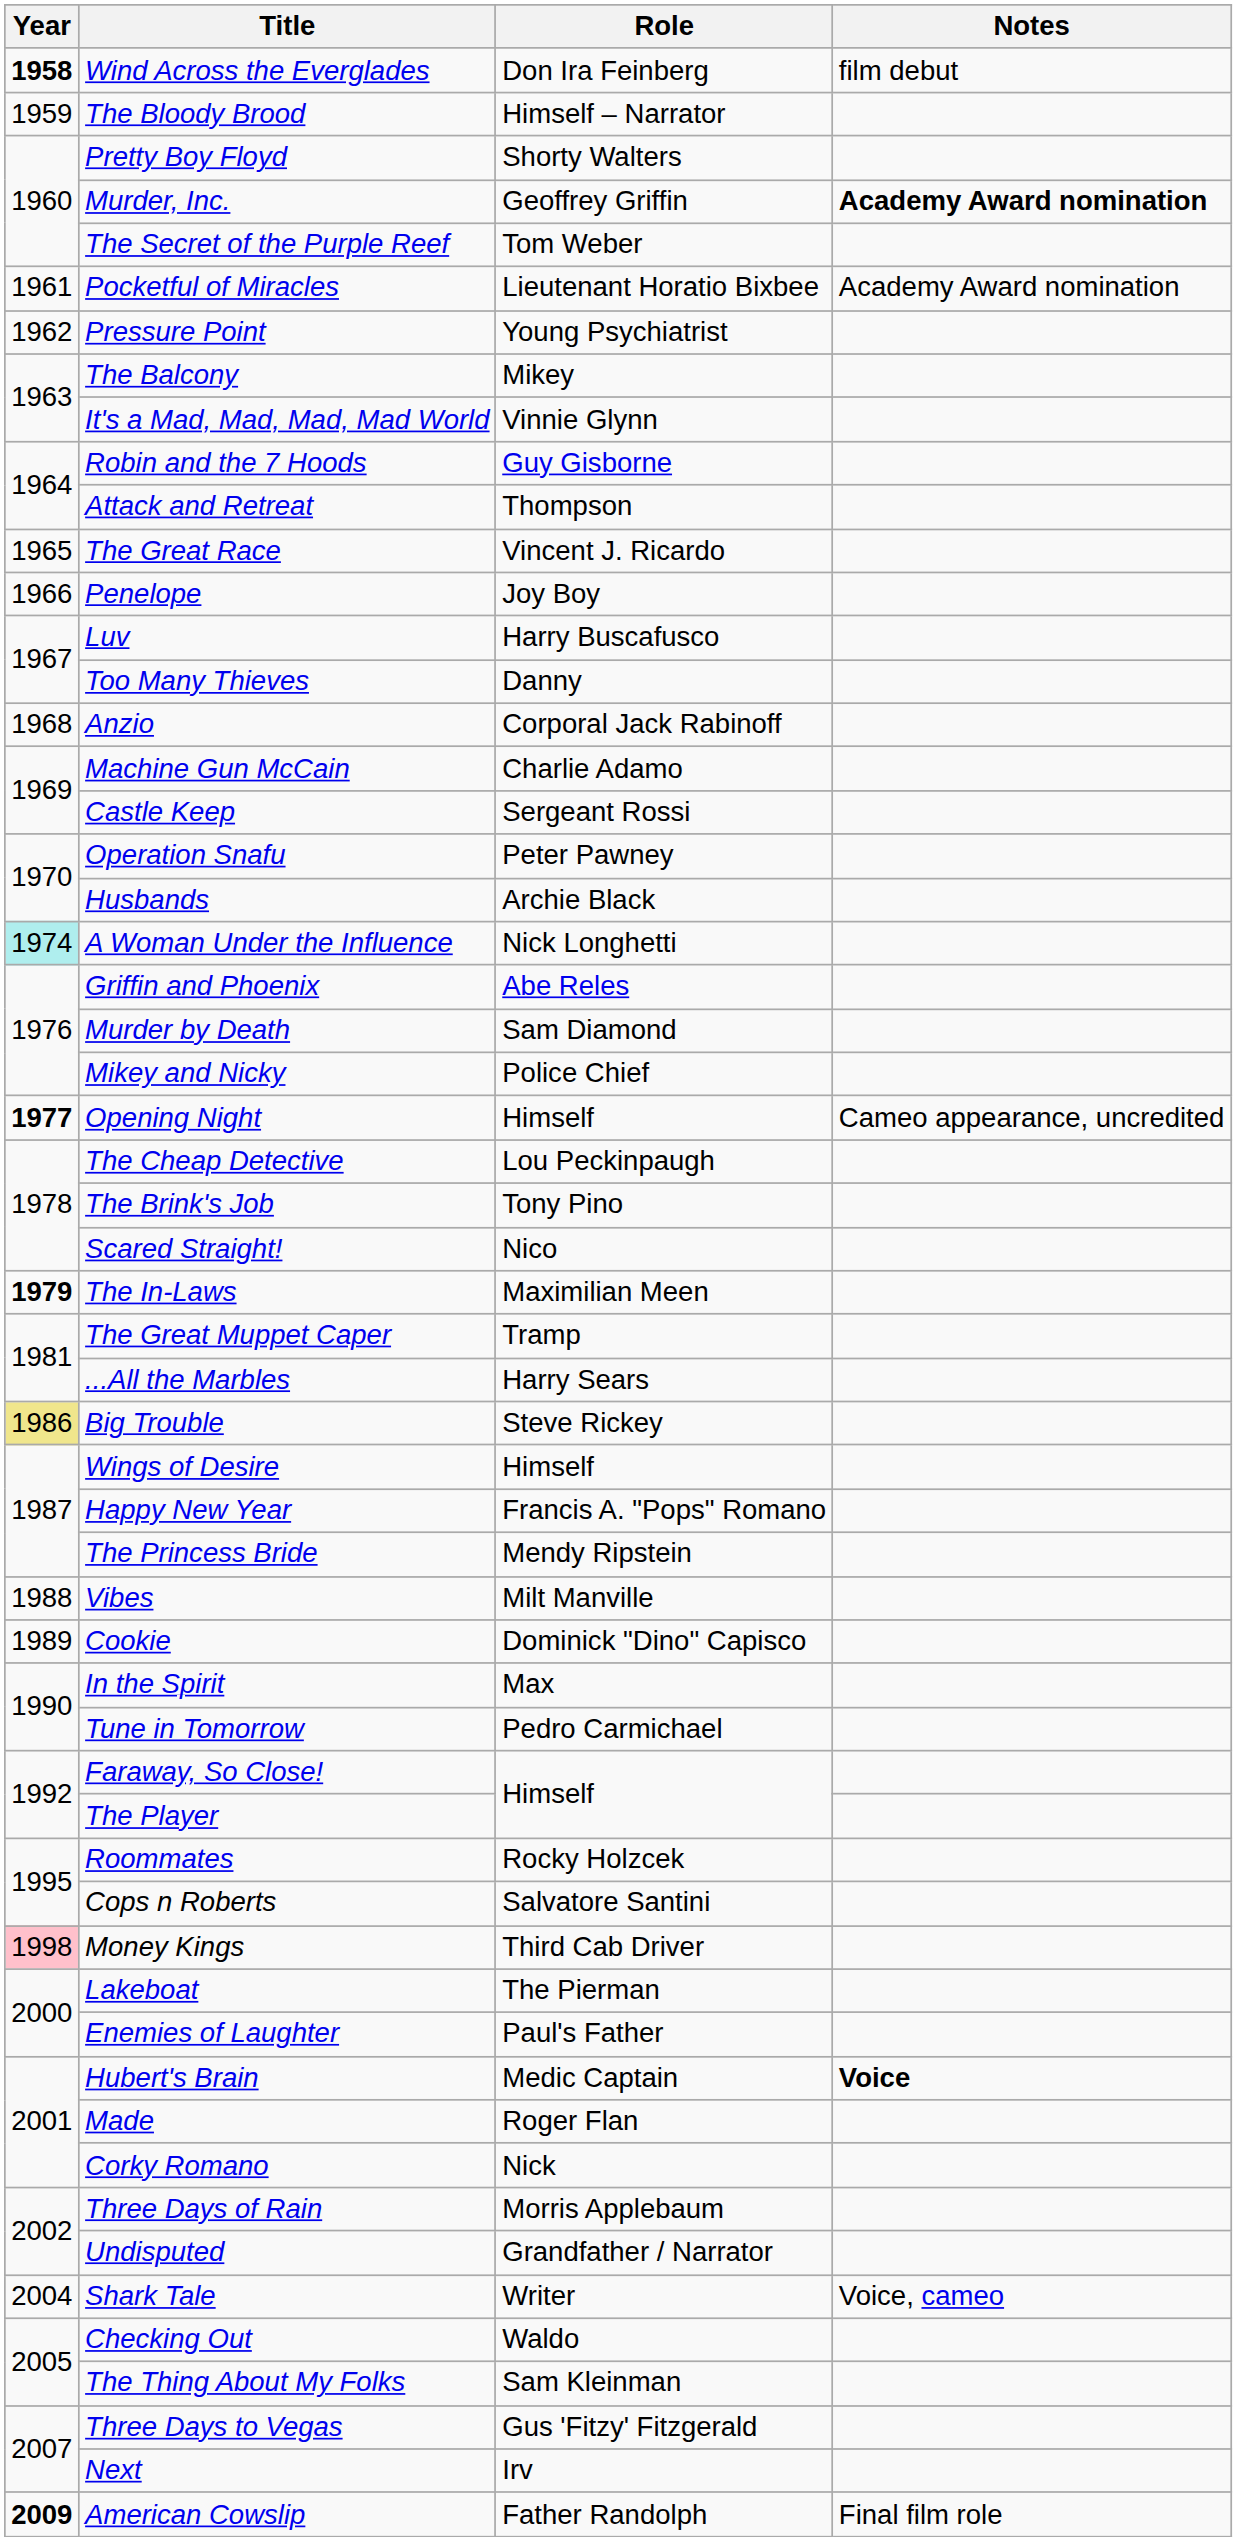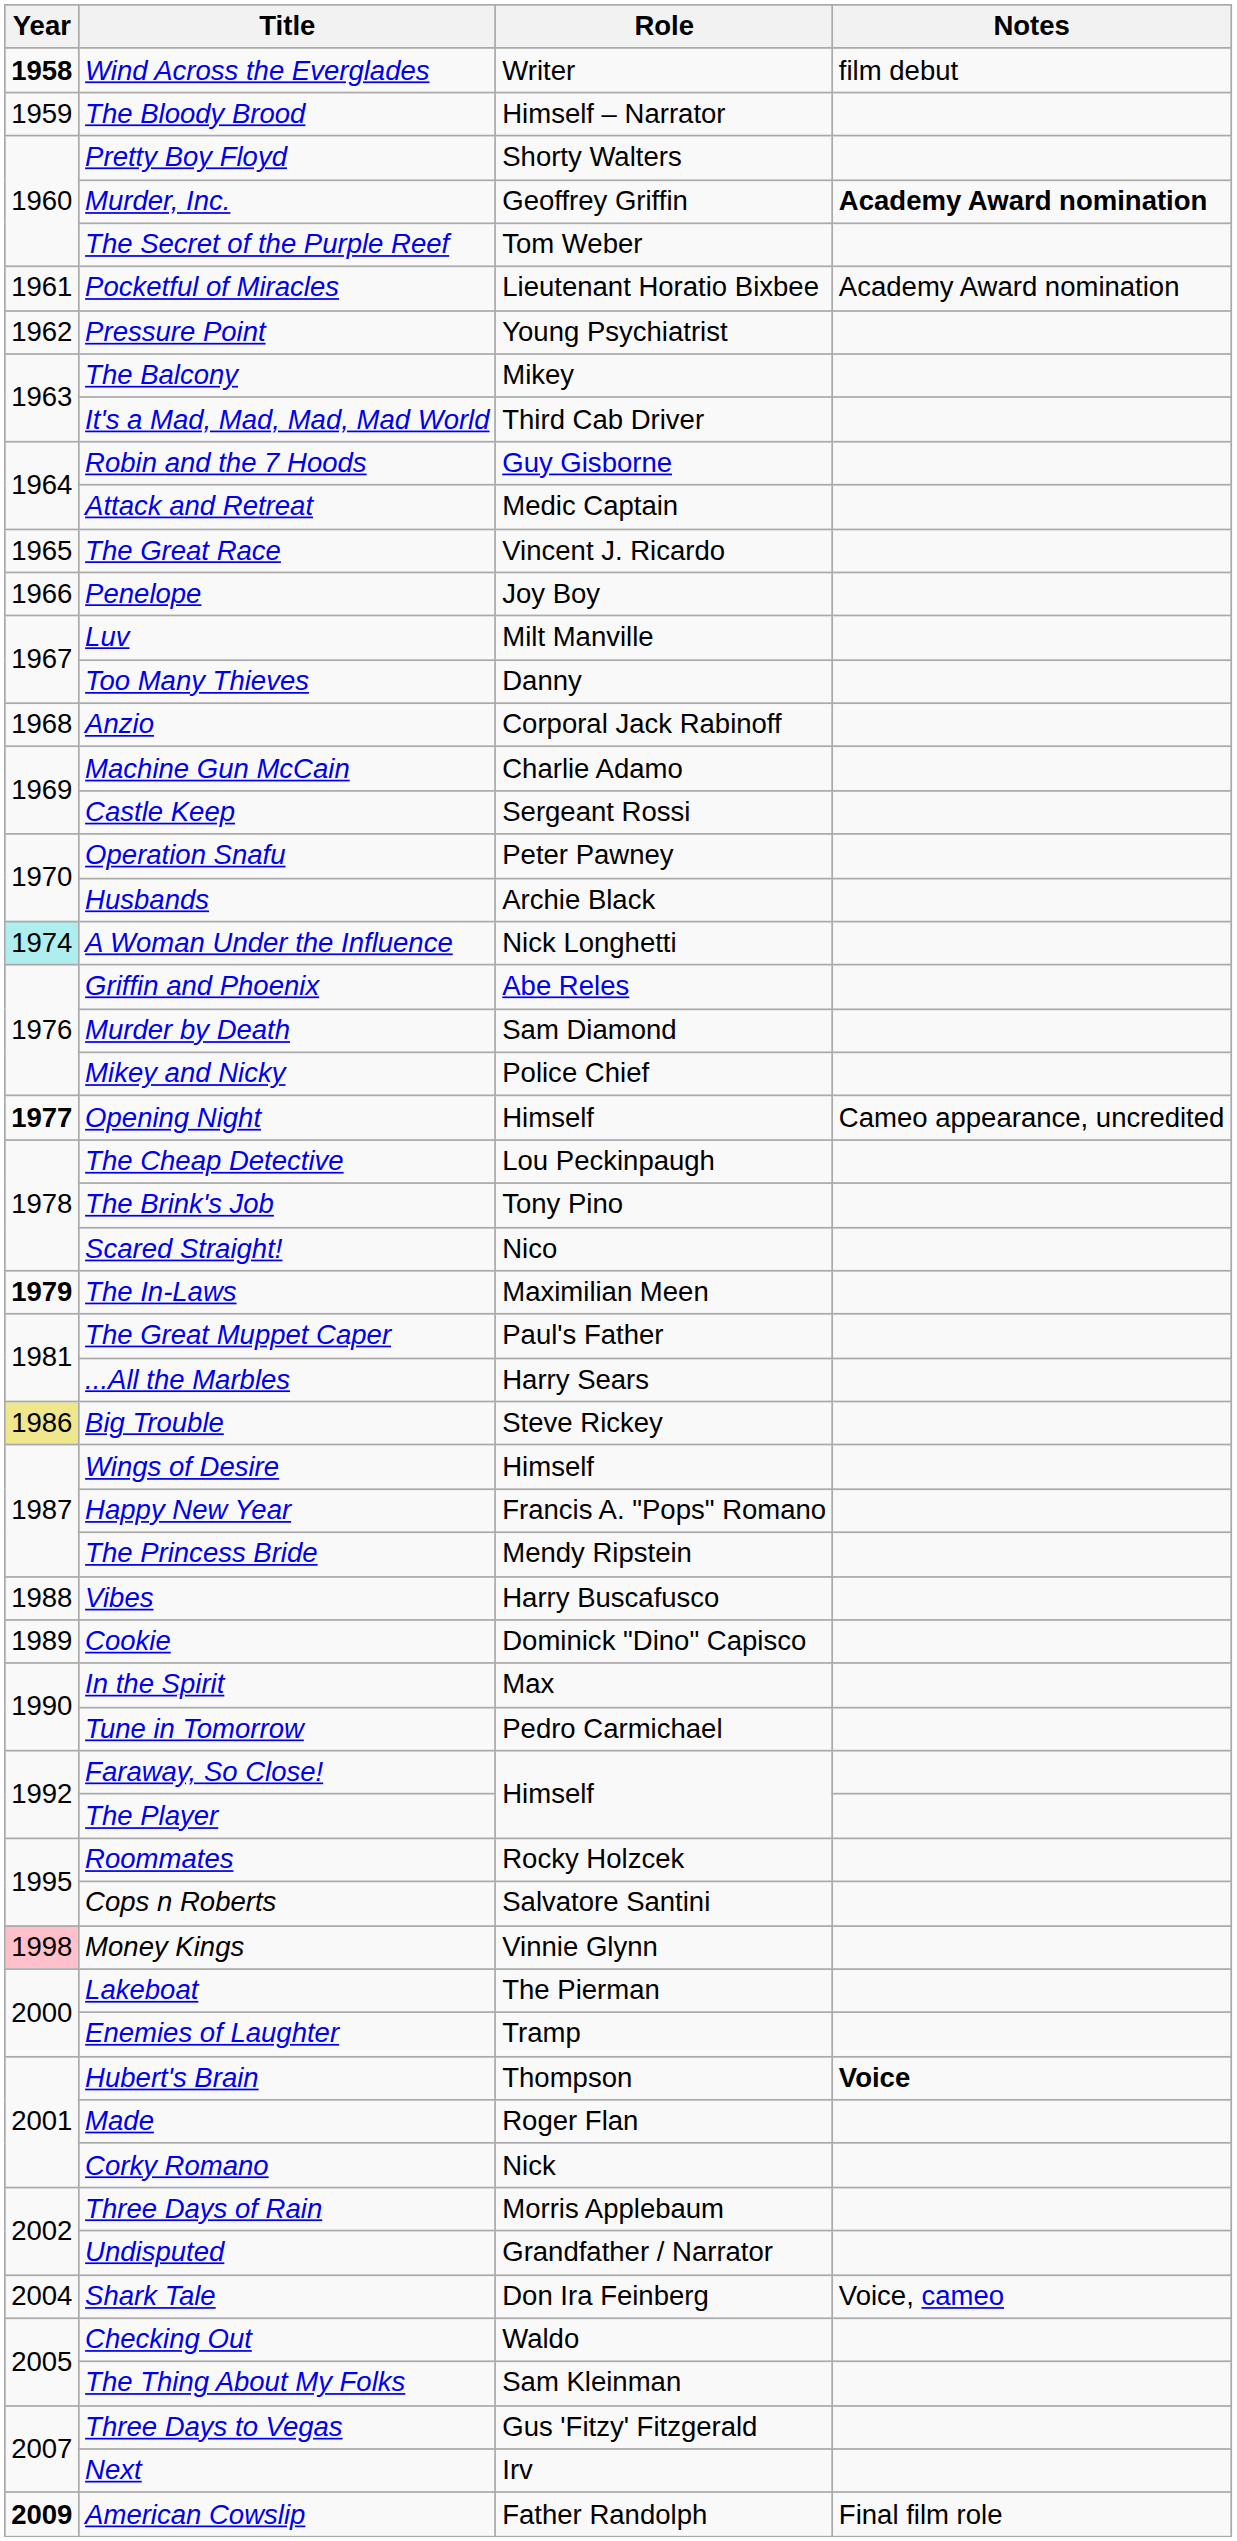(605, 69) Don Ira Feinberg -> (539, 69) Writer
(580, 419) Vinnie Glynn -> (603, 419) Third Cab Driver
(567, 506) Thompson -> (590, 506) Medic Captain
(611, 637) Harry Buscafusco -> (578, 637) Milt Manville
(541, 1335) Tramp -> (583, 1335) Paul's Father
(578, 1597) Milt Manville -> (611, 1597) Harry Buscafusco
(603, 1946) Third Cab Driver -> (580, 1946) Vinnie Glynn
(583, 2033) Paul's Father -> (541, 2033) Tramp
(590, 2077) Medic Captain -> (567, 2077) Thompson
(539, 2295) Writer -> (605, 2295) Don Ira Feinberg
